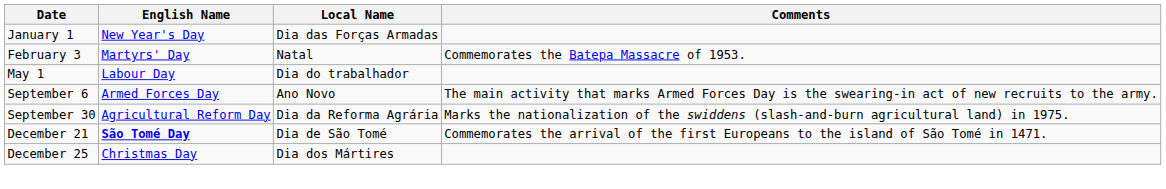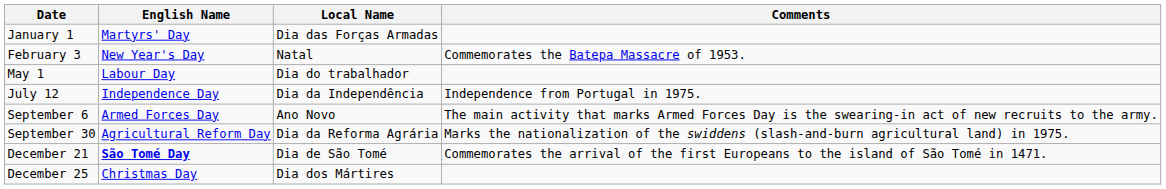(153, 34) New Year's Day -> (146, 34) Martyrs' Day
(146, 54) Martyrs' Day -> (153, 54) New Year's Day
+ row: (33, 94)
